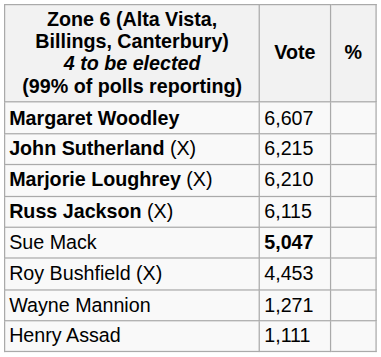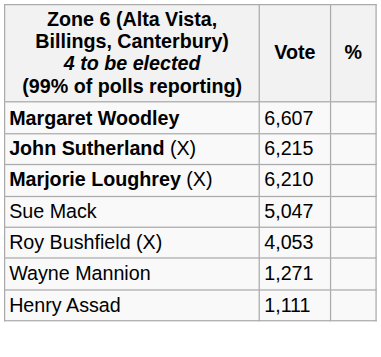- row: (91, 211)
(289, 242) bold -> (289, 211) normal
(289, 273) 4,453 -> (289, 242) 4,053
